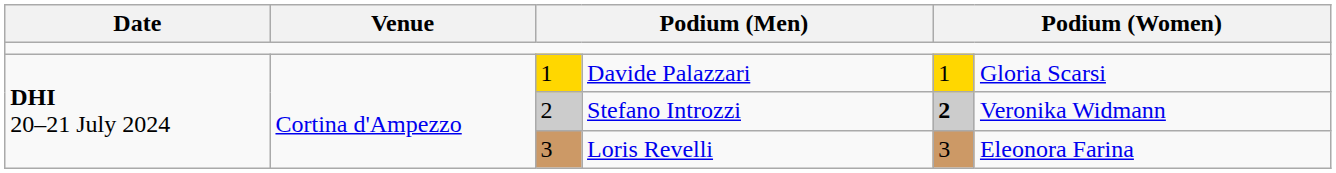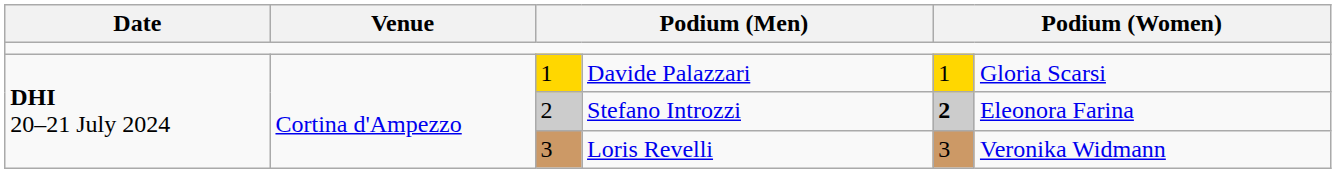(1073, 110) Veronika Widmann -> (1057, 110) Eleonora Farina
(1057, 148) Eleonora Farina -> (1073, 148) Veronika Widmann
